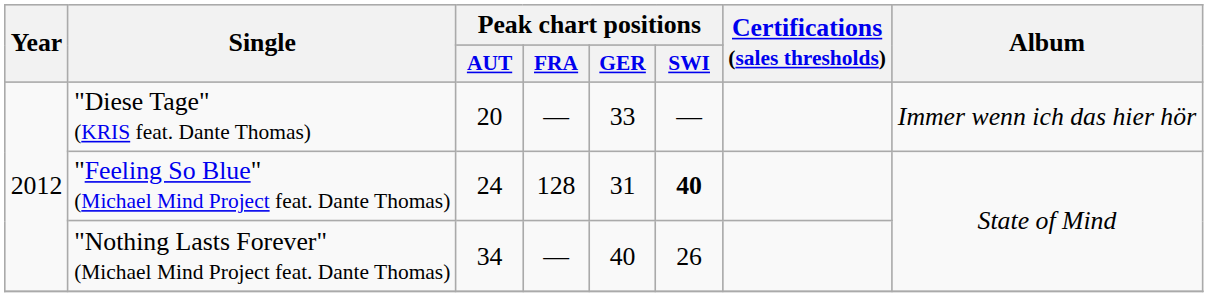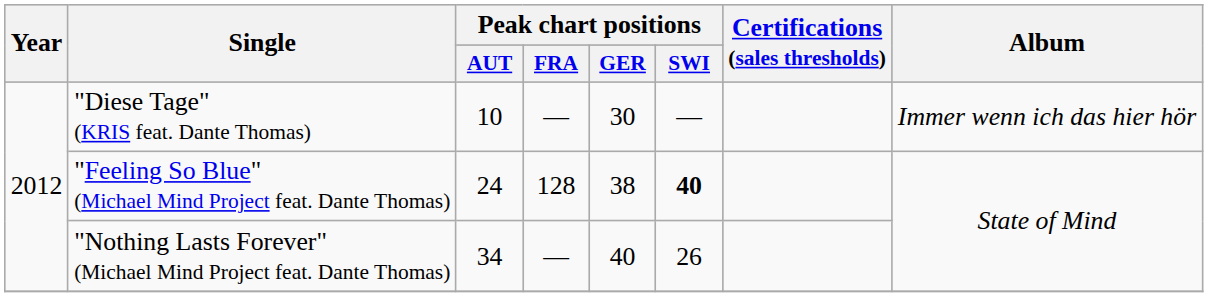(490, 116) 20 -> (490, 116) 10
(623, 116) 33 -> (623, 116) 30
(623, 186) 31 -> (623, 186) 38
